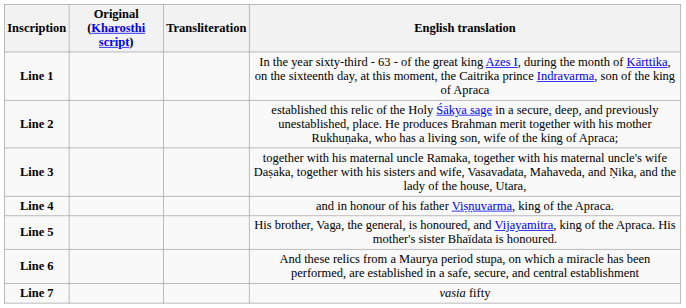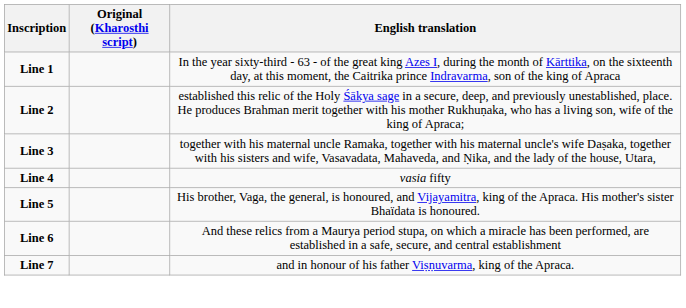- column: (206, 28)
(465, 205) and in honour of his father Viṣṇuvarma, king of the Apraca. -> (425, 177) vasia fifty
(465, 293) vasia fifty -> (425, 265) and in honour of his father Viṣṇuvarma, king of the Apraca.
